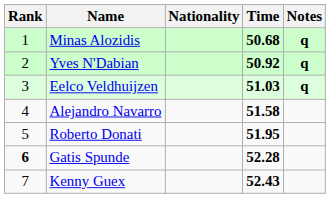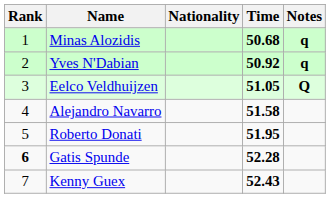(263, 87) 51.03 -> (263, 87) 51.05
(304, 87) q -> (304, 87) Q
